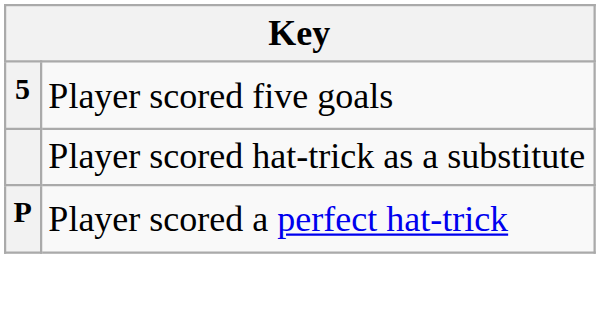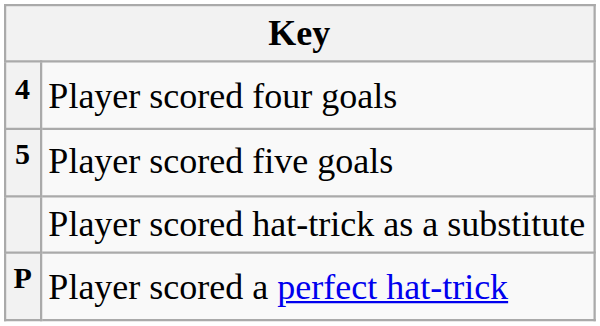+ row: (223, 94)
